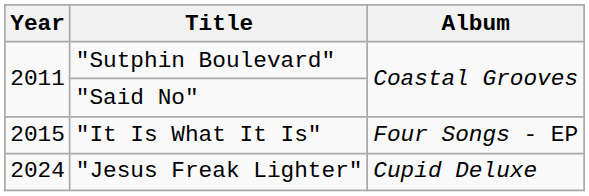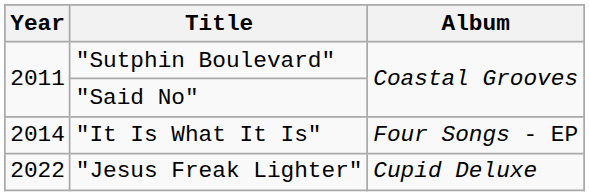(38, 135) 2015 -> (38, 135) 2014
(38, 172) 2024 -> (38, 172) 2022
